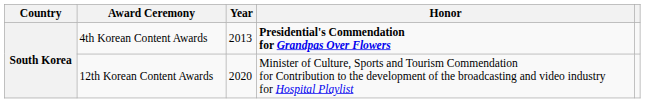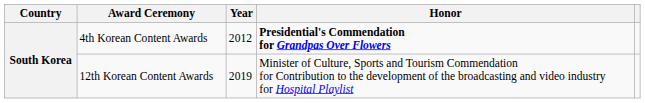(240, 38) 2013 -> (240, 38) 2012
(240, 76) 2020 -> (240, 76) 2019
